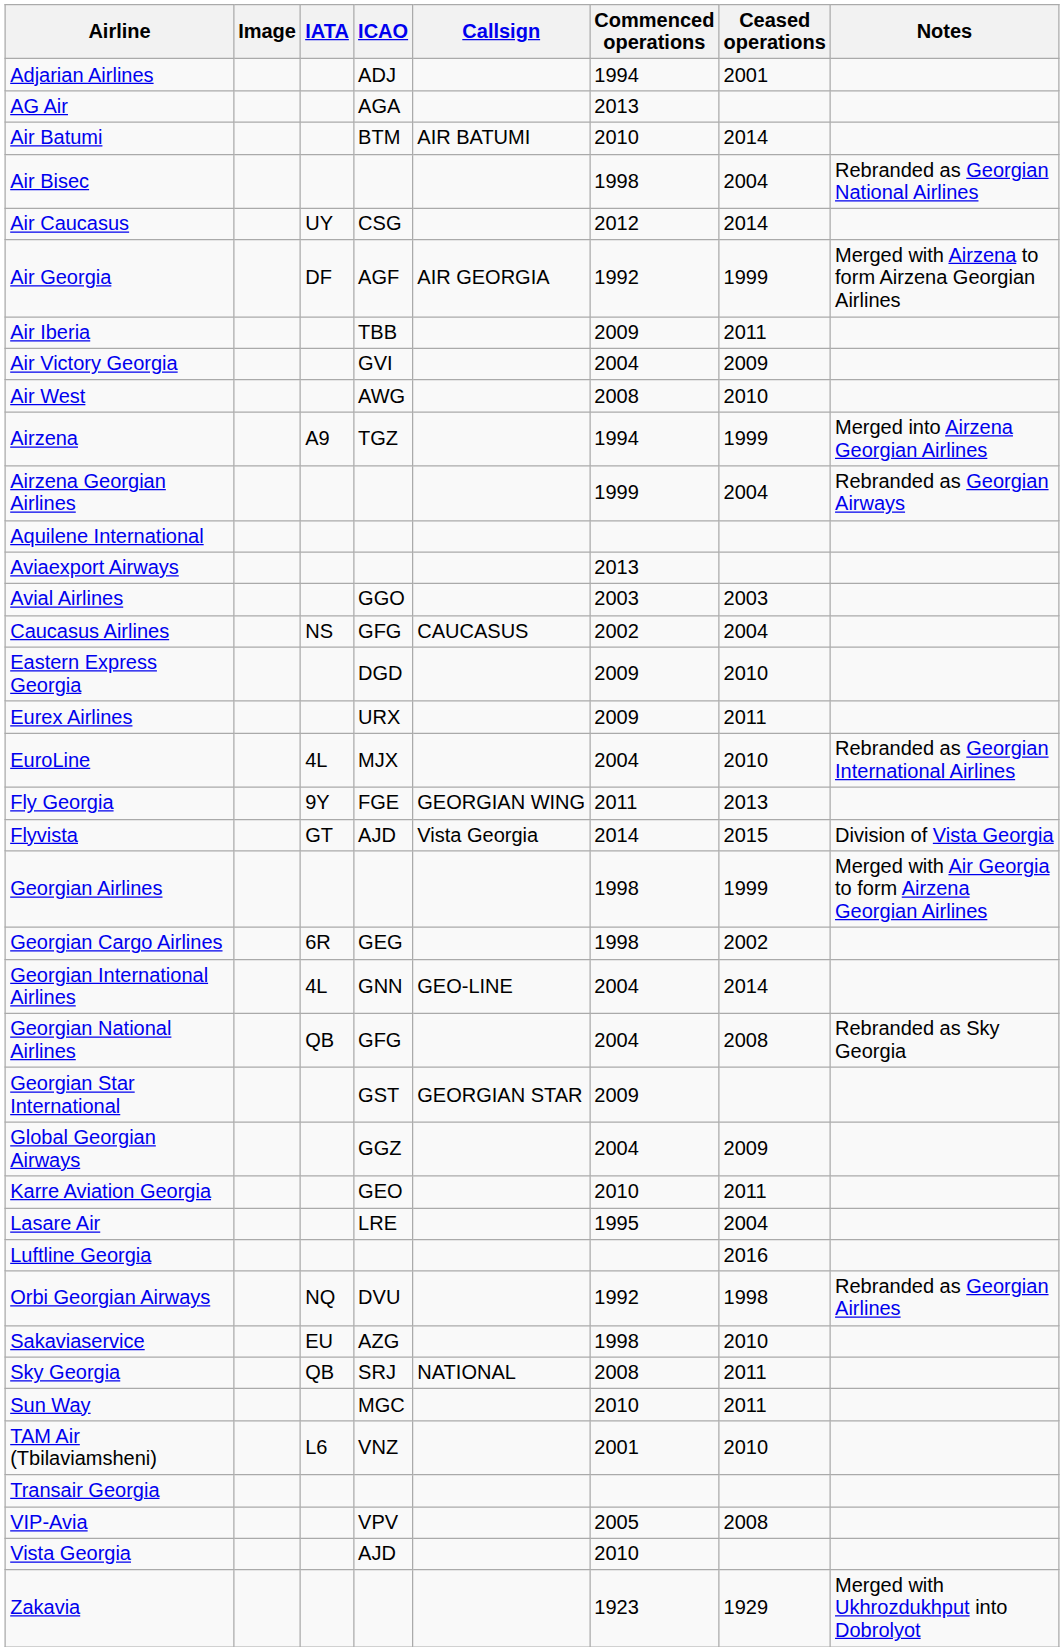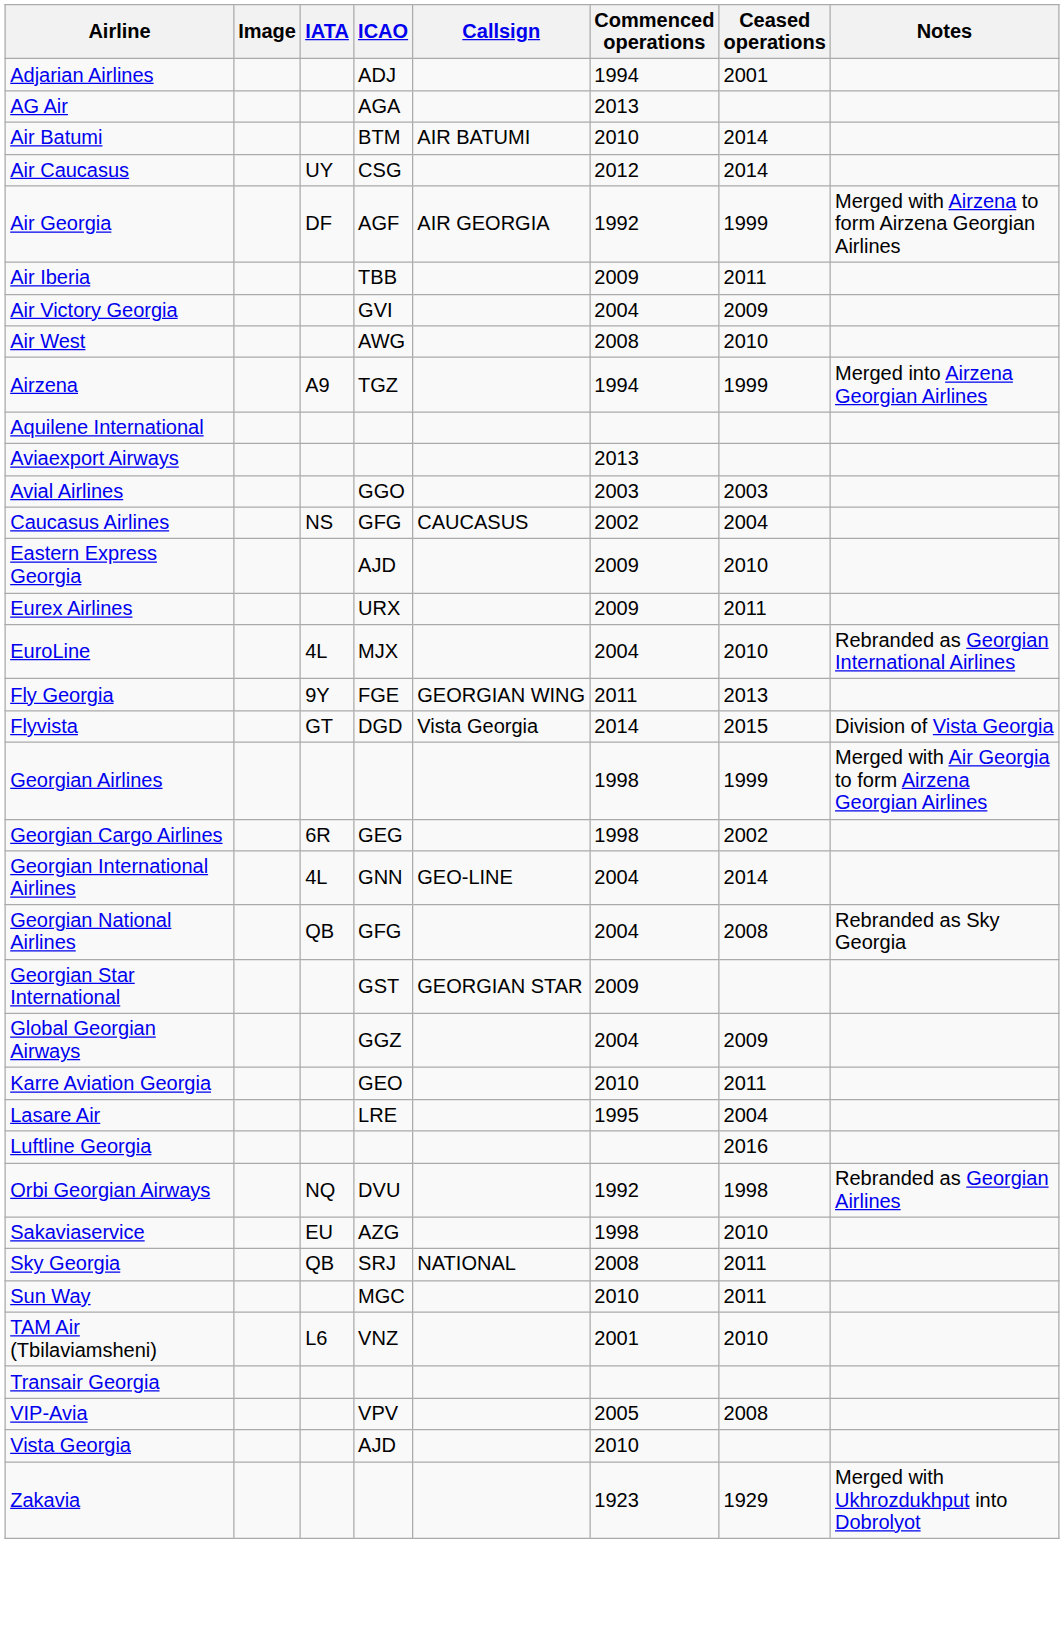- row: (50, 180)
- row: (88, 493)
(380, 674) DGD -> (377, 565) AJD
(377, 834) AJD -> (380, 726) DGD
